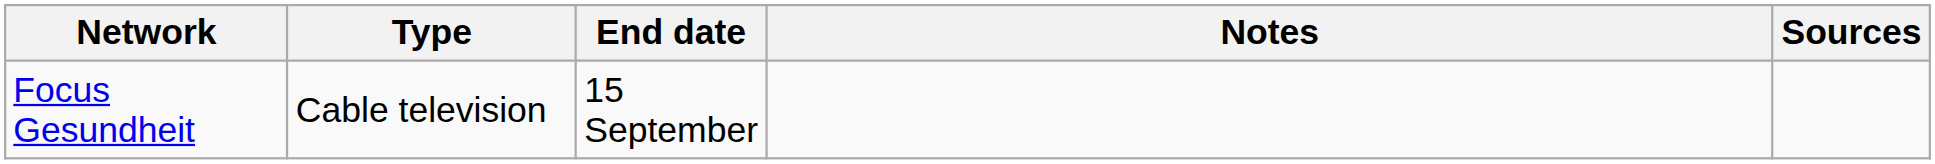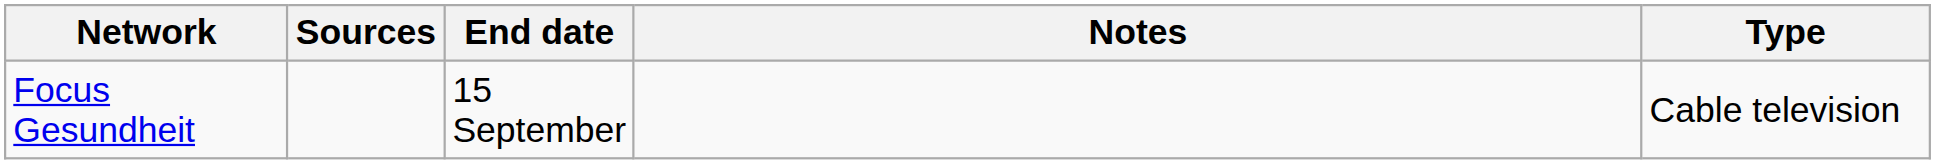columns swapped: (432, 32) <-> (1852, 32)
